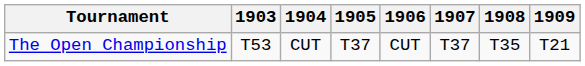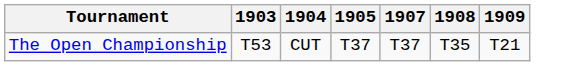- column: (405, 19)
